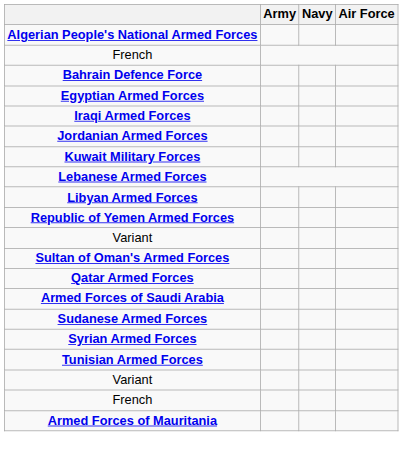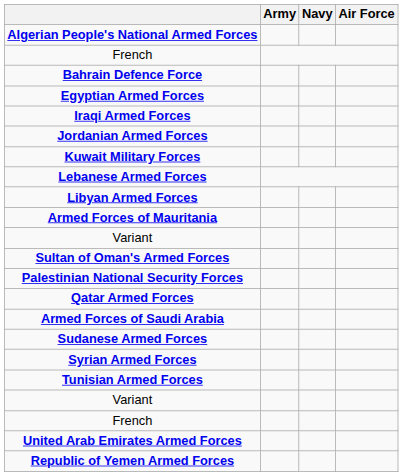rows swapped: (132, 420) <-> (132, 217)
+ row: (132, 278)
+ row: (132, 440)
